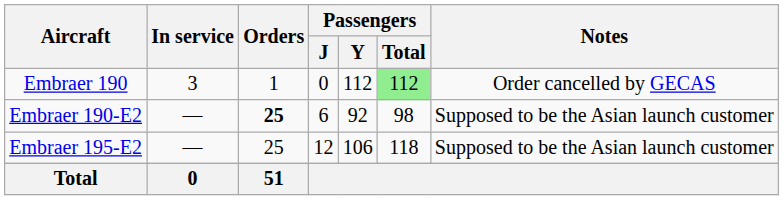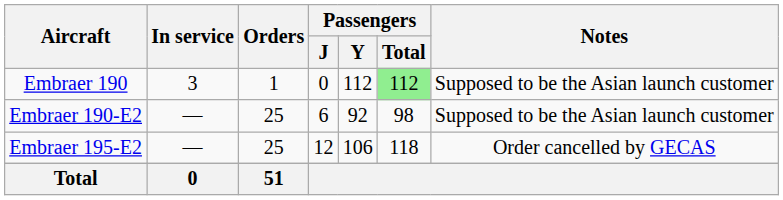(604, 83) Order cancelled by GECAS -> (604, 83) Supposed to be the Asian launch customer
(274, 115) bold -> (274, 115) normal
(604, 147) Supposed to be the Asian launch customer -> (604, 147) Order cancelled by GECAS
